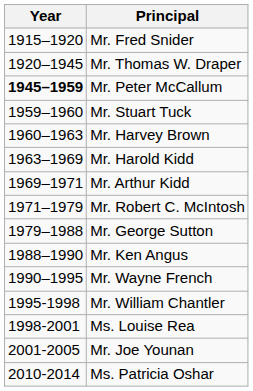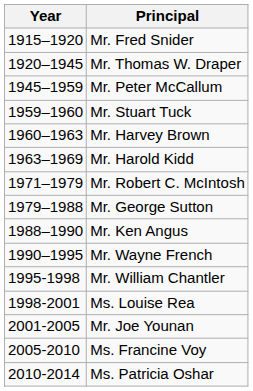(46, 87) bold -> (46, 87) normal
- row: (140, 183)
+ row: (148, 350)
